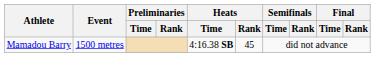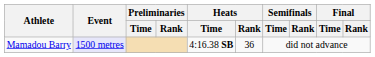(100, 45) no background -> (100, 45) lavender background
(249, 45) 45 -> (249, 45) 36
